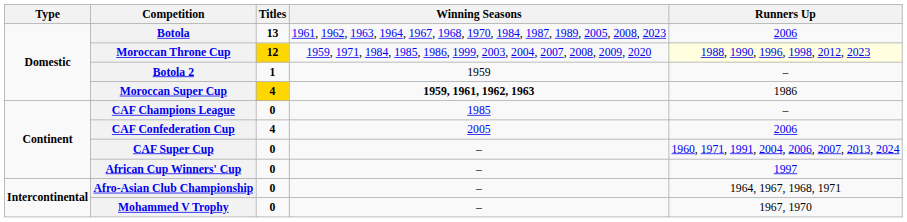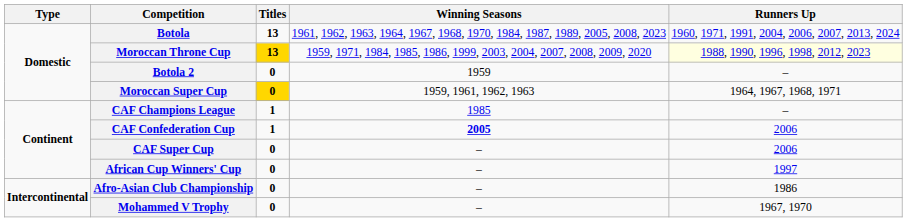(785, 33) 2006 -> (785, 33) 1960, 1971, 1991, 2004, 2006, 2007, 2013, 2024
(273, 52) 12 -> (273, 52) 13
(273, 72) 1 -> (273, 72) 0
(273, 91) 4 -> (273, 91) 0
(479, 91) bold -> (479, 91) normal
(785, 91) 1986 -> (785, 91) 1964, 1967, 1968, 1971
(273, 110) 0 -> (273, 110) 1
(273, 130) 4 -> (273, 130) 1
(479, 130) normal -> (479, 130) bold
(785, 149) 1960, 1971, 1991, 2004, 2006, 2007, 2013, 2024 -> (785, 149) 2006
(785, 188) 1964, 1967, 1968, 1971 -> (785, 188) 1986
